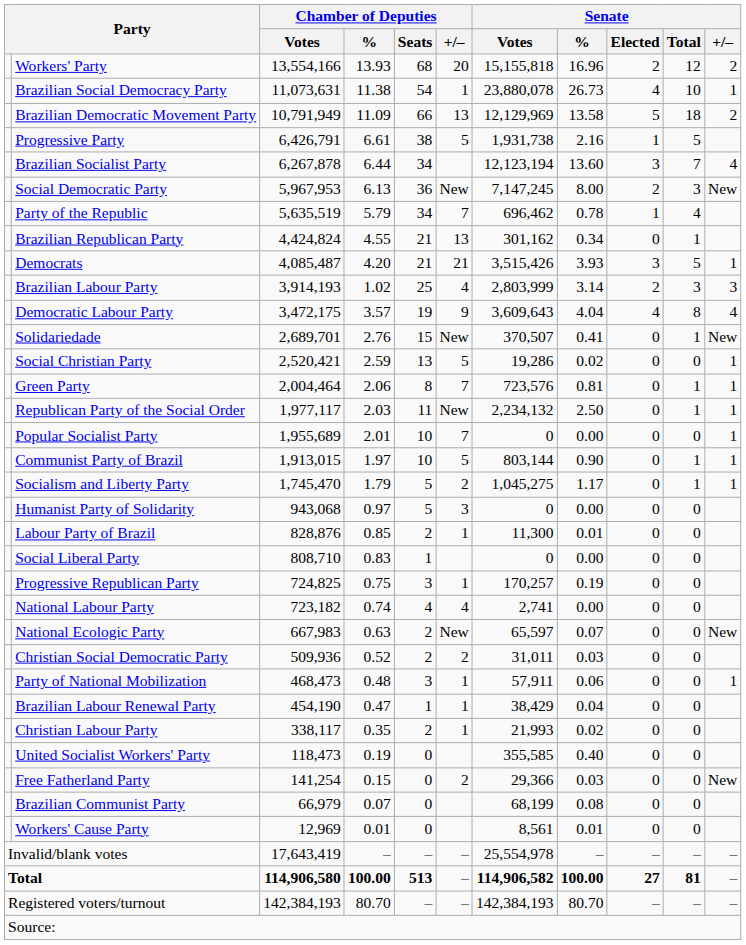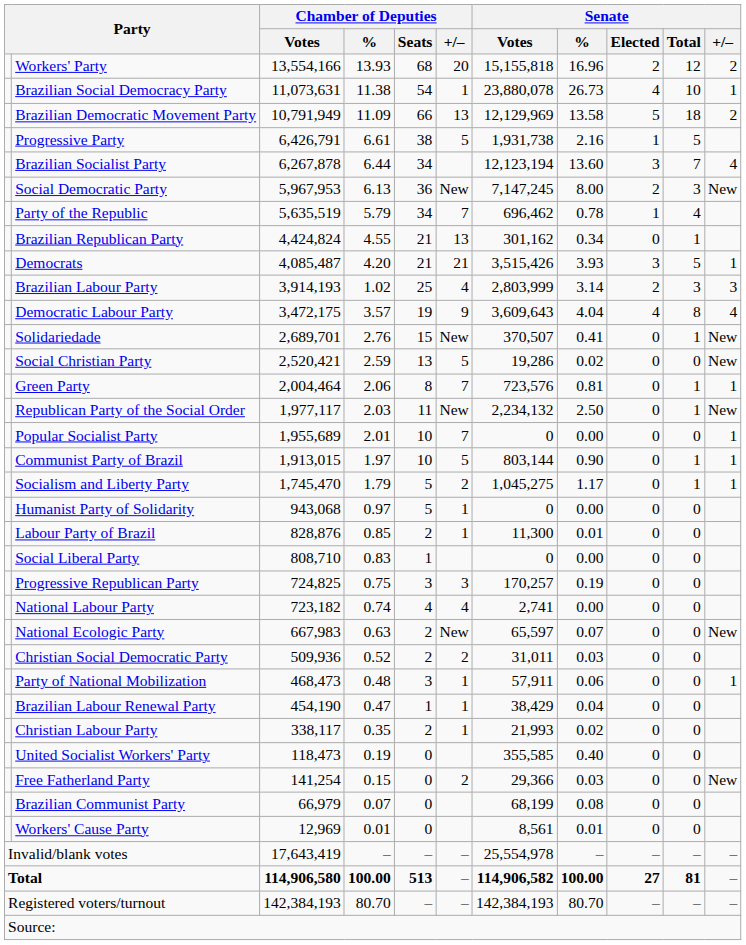(733, 361) 1 -> (723, 361) New
(733, 410) 1 -> (723, 410) New
(465, 509) 3 -> (465, 509) 1
(465, 582) 1 -> (465, 582) 3
